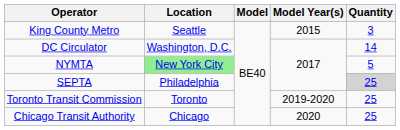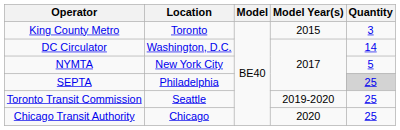(189, 30) Seattle -> (189, 30) Toronto
(189, 64) lightgreen background -> (189, 64) no background
(189, 99) Toronto -> (189, 99) Seattle
